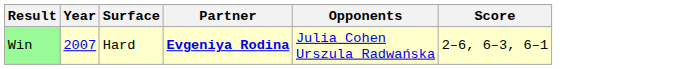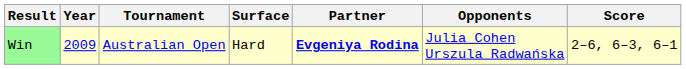+ column: (164, 16)
(80, 46) 2007 -> (80, 46) 2009
